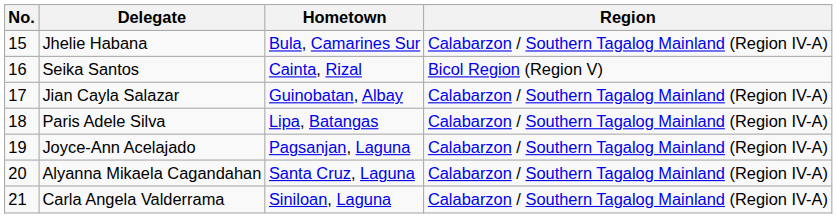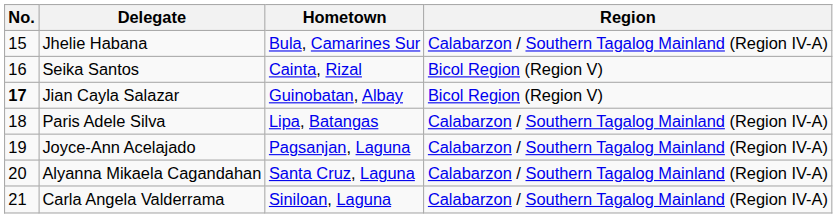(17, 96) normal -> (17, 96) bold
(628, 96) Calabarzon / Southern Tagalog Mainland (Region IV-A) -> (515, 96) Bicol Region (Region V)
